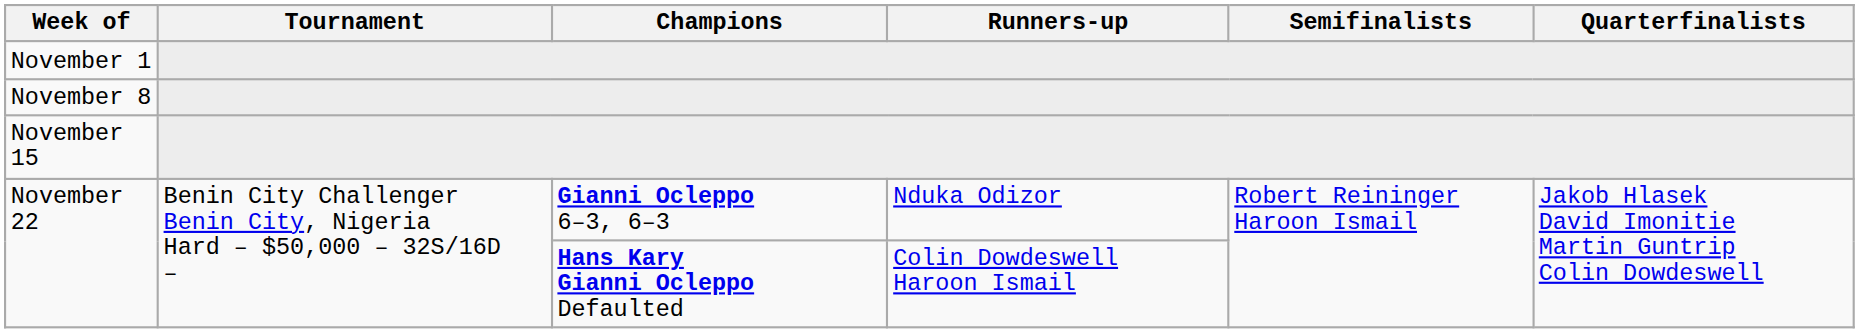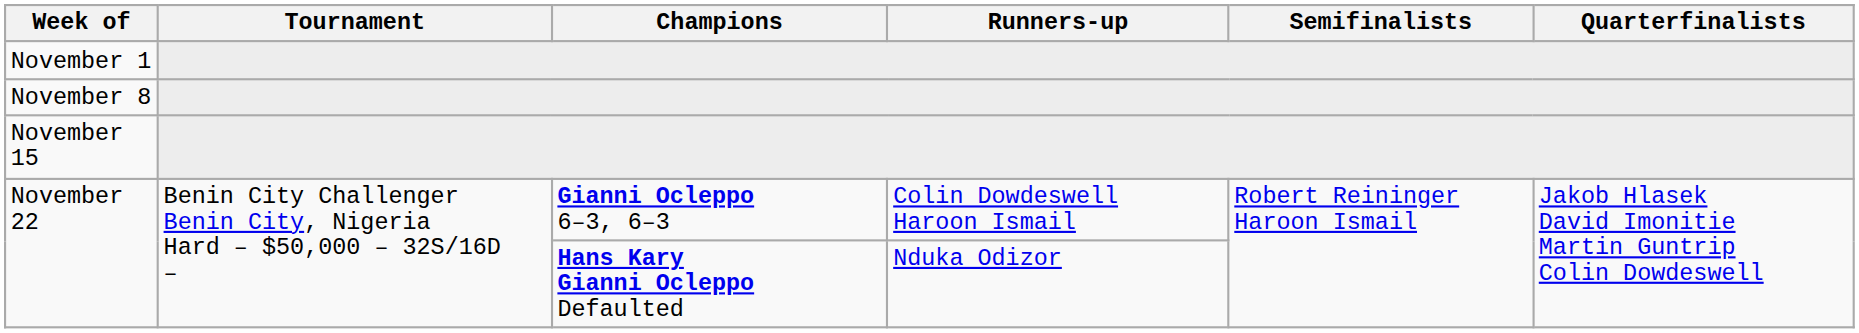(978, 197) Nduka Odizor -> (1006, 209) Colin Dowdeswell Haroon Ismail
(1006, 272) Colin Dowdeswell Haroon Ismail -> (978, 259) Nduka Odizor
